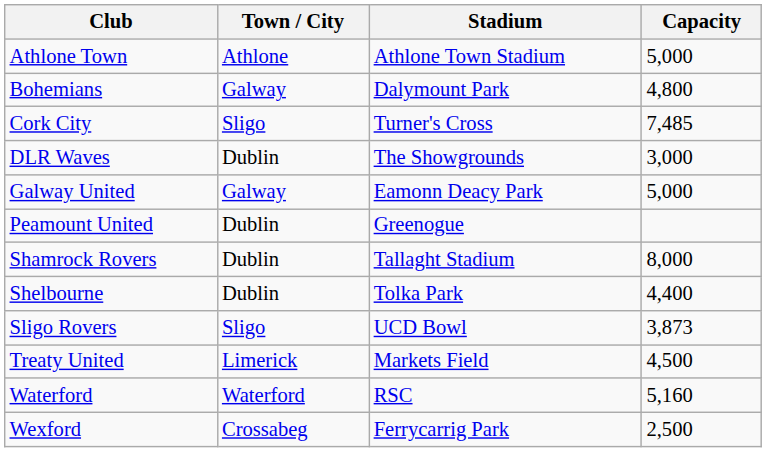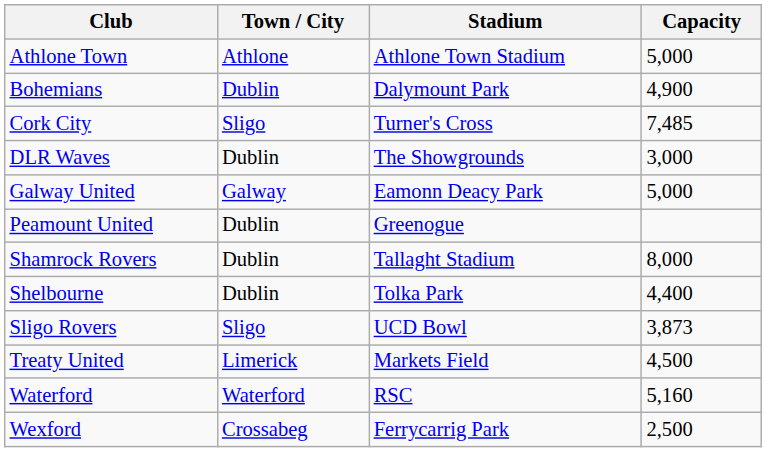(254, 89) Galway -> (251, 89) Dublin
(670, 89) 4,800 -> (670, 89) 4,900
